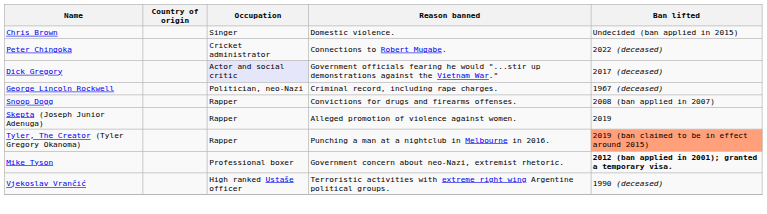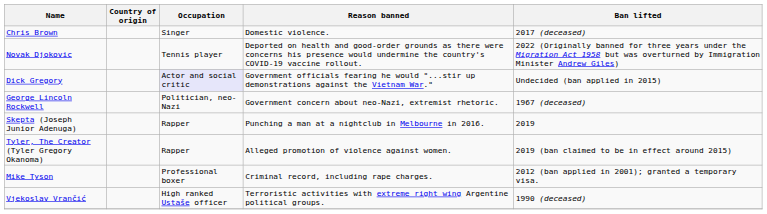(666, 32) Undecided (ban applied in 2015) -> (551, 32) 2017 (deceased)
- row: (39, 50)
+ row: (39, 54)
(628, 71) 2017 (deceased) -> (589, 80) Undecided (ban applied in 2015)
(404, 89) Criminal record, including rape charges. -> (372, 102) Government concern about neo-Nazi, extremist rhetoric.
- row: (30, 101)
(414, 118) Alleged promotion of violence against women. -> (365, 124) Punching a man at a nightclub in Melbourne in 2016.
(430, 140) Punching a man at a nightclub in Melbourne in 2016. -> (348, 150) Alleged promotion of violence against women.
(670, 140) lightsalmon background -> (624, 150) no background
(437, 162) Government concern about neo-Nazi, extremist rhetoric. -> (339, 176) Criminal record, including rape charges.
(675, 162) bold -> (626, 176) normal
